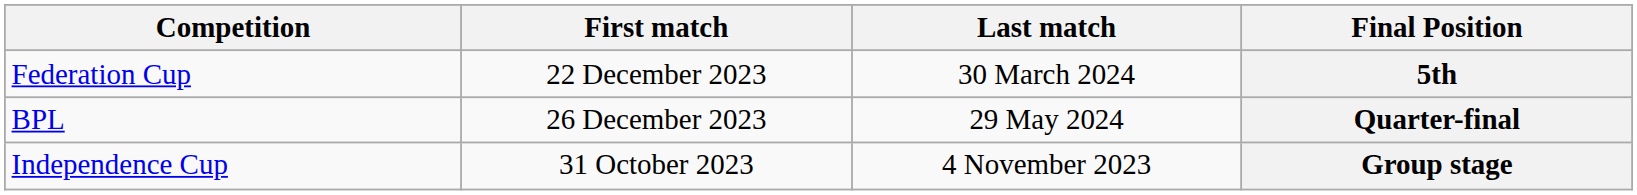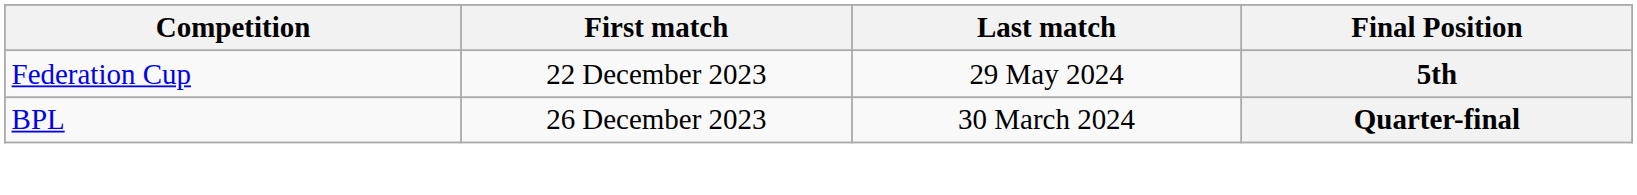(1047, 73) 30 March 2024 -> (1047, 73) 29 May 2024
(1047, 119) 29 May 2024 -> (1047, 119) 30 March 2024
- row: (1437, 165)
